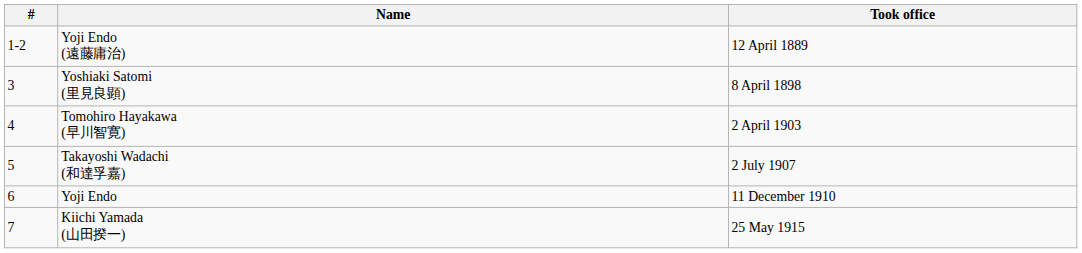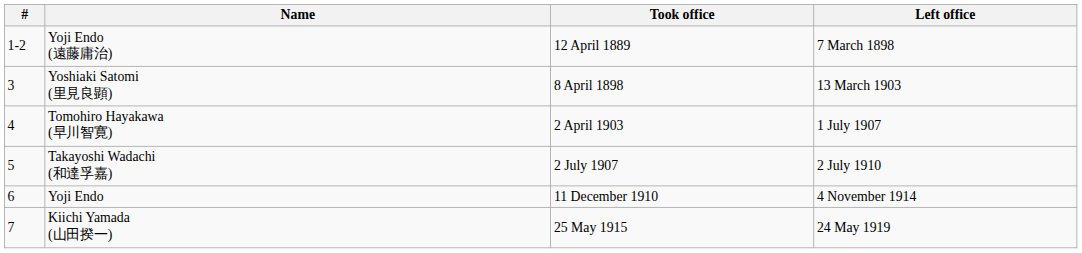+ column: (945, 15)
